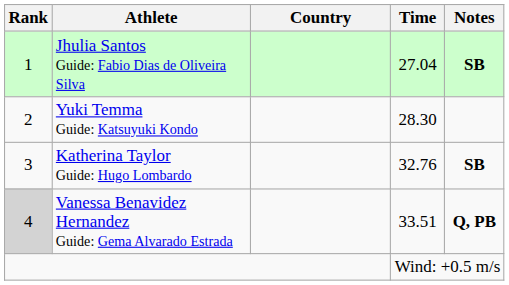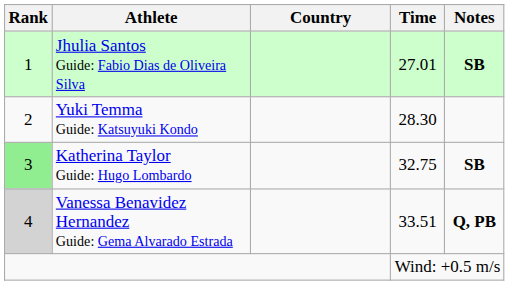(418, 63) 27.04 -> (418, 63) 27.01
(28, 165) no background -> (28, 165) lightgreen background
(418, 165) 32.76 -> (418, 165) 32.75
